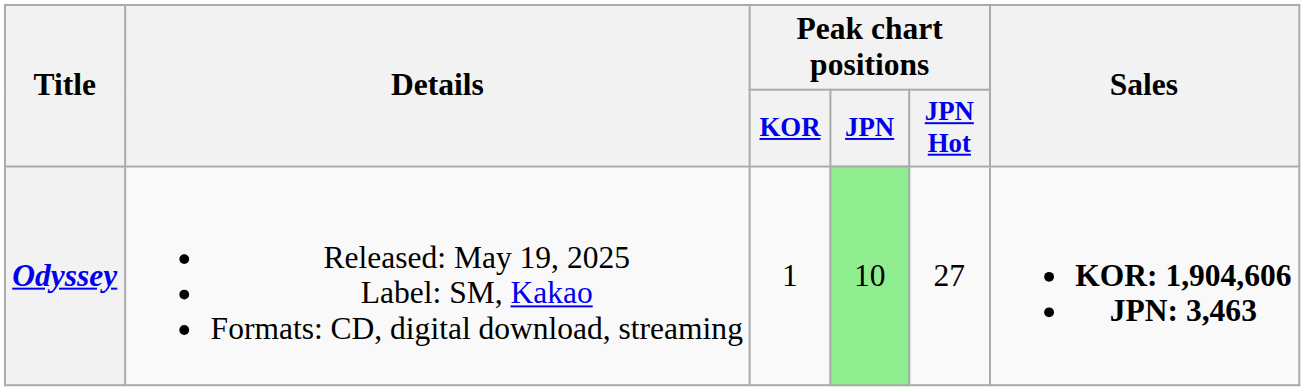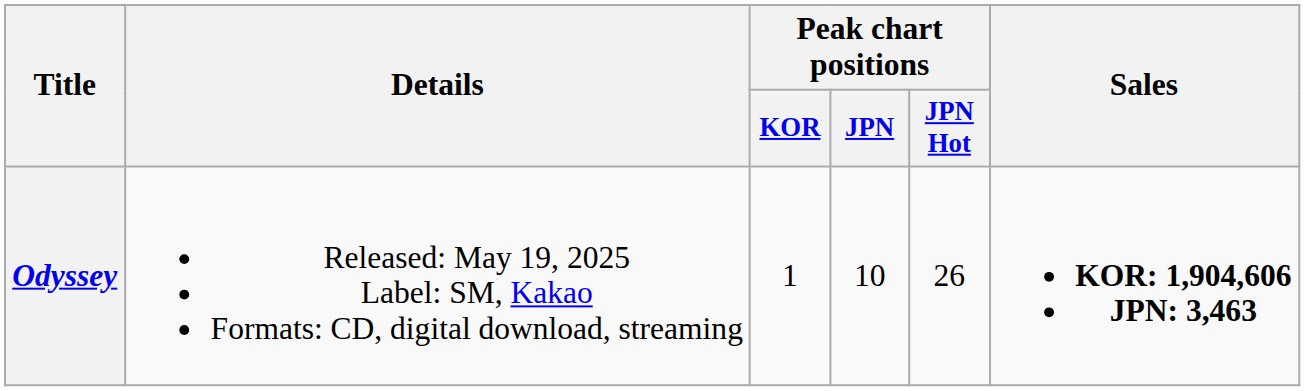(870, 275) lightgreen background -> (870, 275) no background
(949, 275) 27 -> (949, 275) 26
